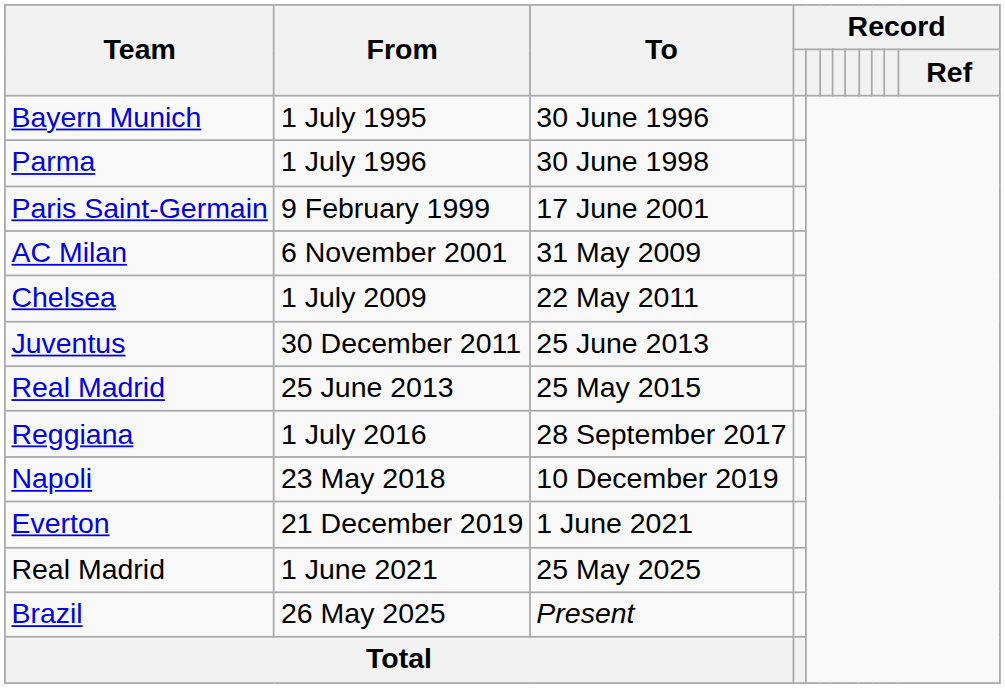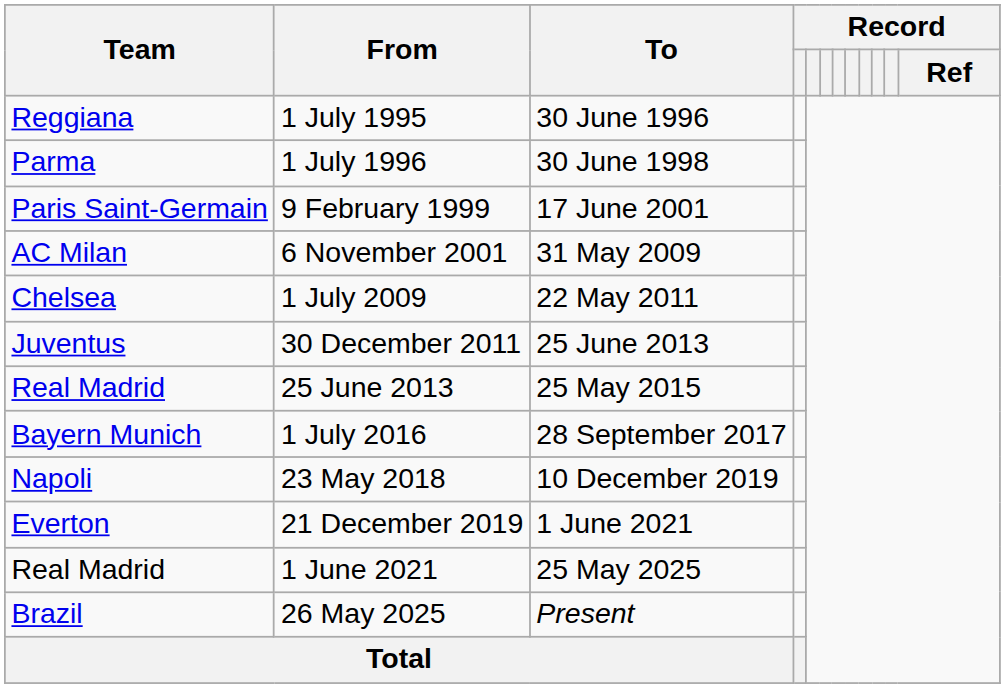(106, 117) Bayern Munich -> (72, 117) Reggiana
(72, 433) Reggiana -> (106, 433) Bayern Munich
